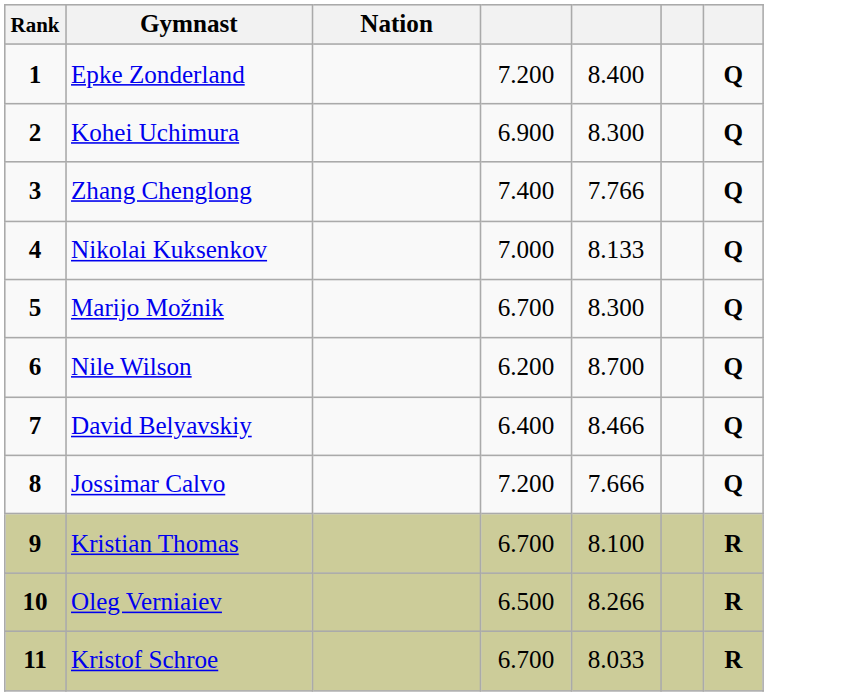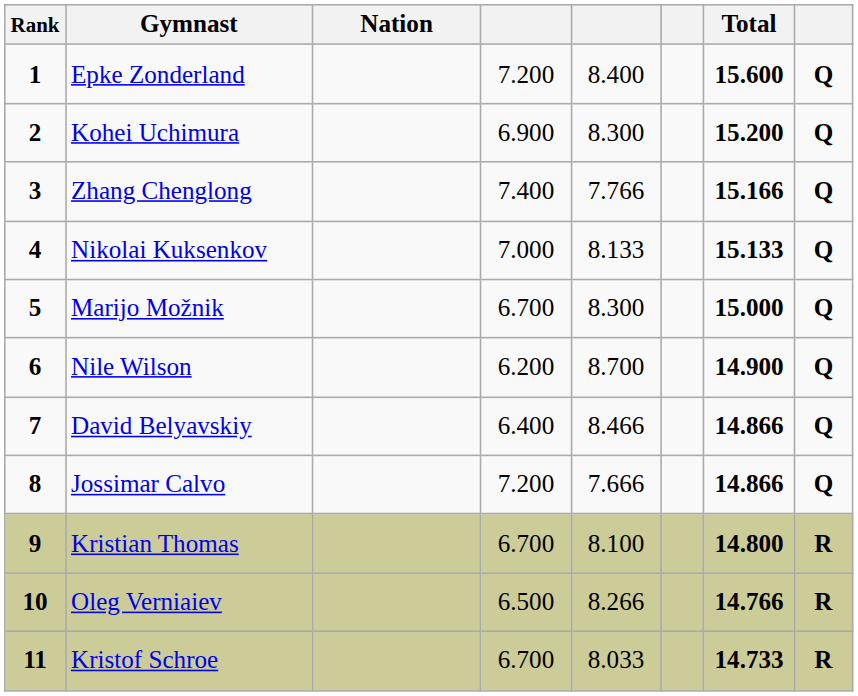+ column: (749, 24)
